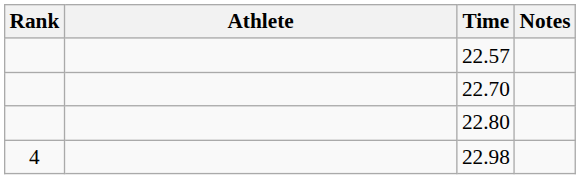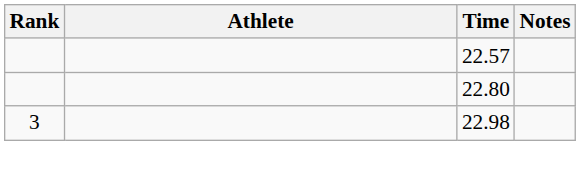- row: (486, 88)
(34, 156) 4 -> (34, 122) 3
